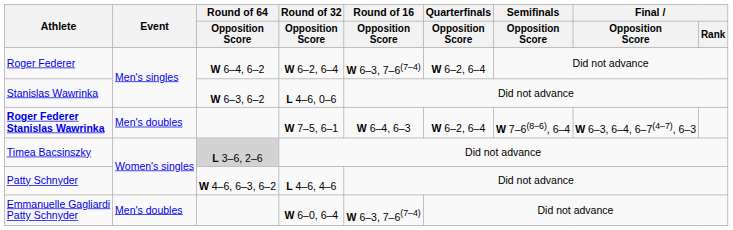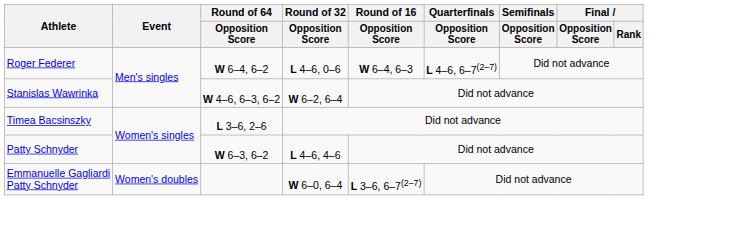(311, 69) W 6–2, 6–4 -> (315, 69) L 4–6, 0–6
(384, 69) W 6–3, 7–6(7–4) -> (386, 69) W 6–4, 6–3
(458, 69) W 6–2, 6–4 -> (462, 69) L 4–6, 6–7(2–7)
(237, 99) W 6–3, 6–2 -> (242, 99) W 4–6, 6–3, 6–2
(311, 99) L 4–6, 0–6 -> (315, 99) W 6–2, 6–4
- row: (56, 123)
(237, 158) lightgrey background -> (242, 127) no background
(237, 187) W 4–6, 6–3, 6–2 -> (242, 156) W 6–3, 6–2
(149, 210) Men's doubles -> (157, 179) Women's doubles
(384, 216) W 6–3, 7–6(7–4) -> (386, 185) L 3–6, 6–7(2–7)
